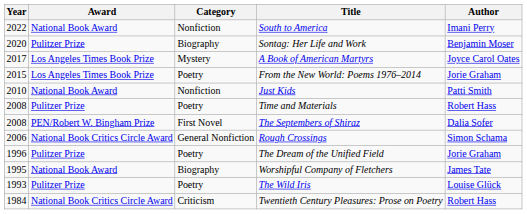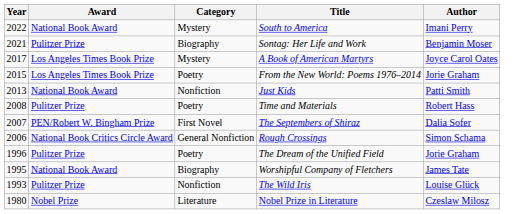(199, 28) Nonfiction -> (194, 28) Mystery
(17, 43) 2020 -> (17, 43) 2021
(17, 91) 2010 -> (17, 91) 2013
(17, 122) 2008 -> (17, 122) 2007
(190, 185) Poetry -> (199, 185) Nonfiction
- row: (351, 201)
+ row: (308, 201)
